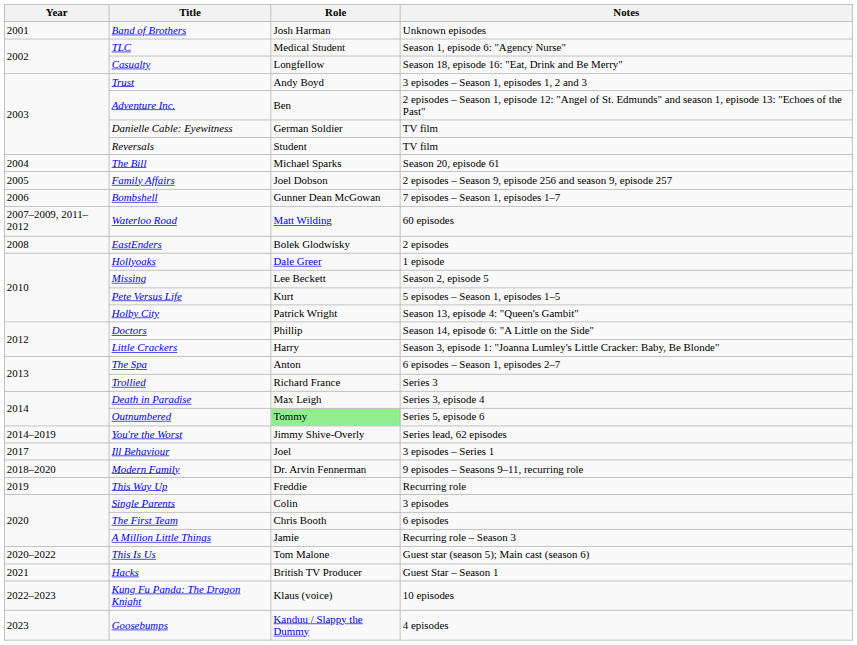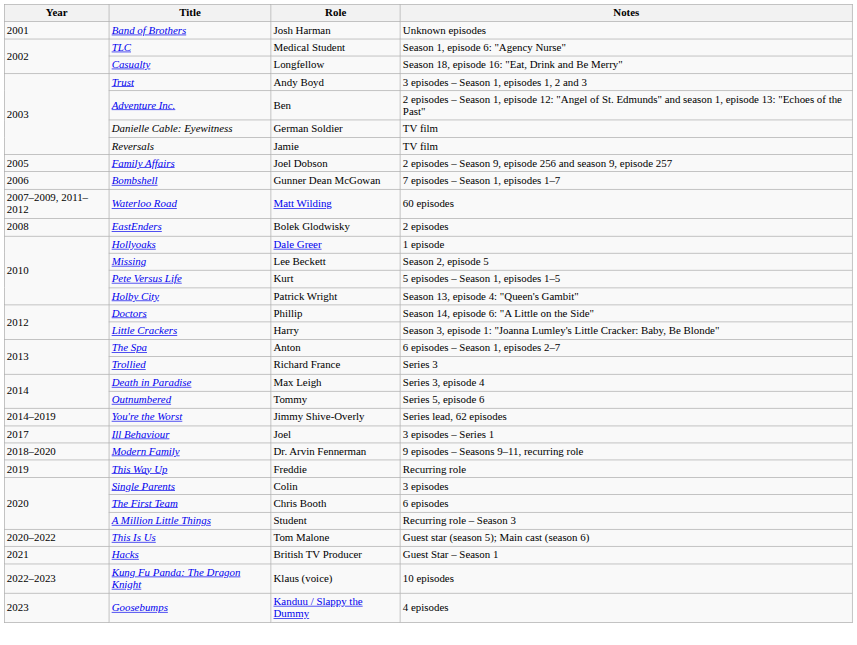(290, 146) Student -> (286, 146) Jamie
- row: (129, 163)
(290, 417) lightgreen background -> (290, 399) no background
(286, 538) Jamie -> (290, 520) Student
